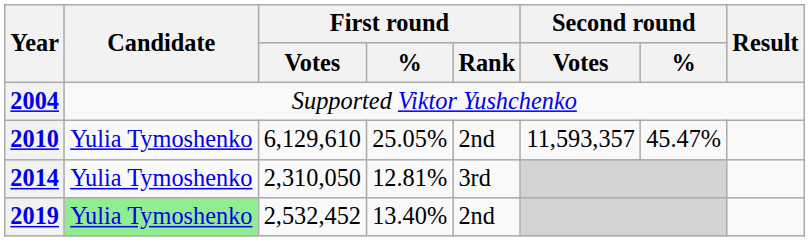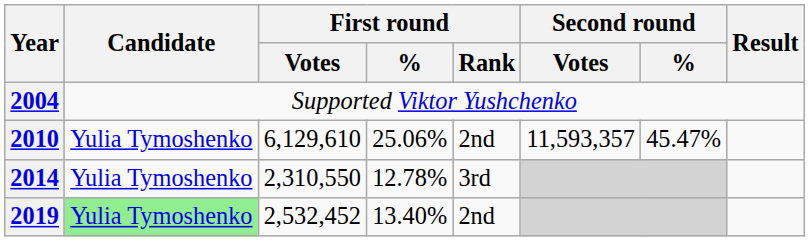(410, 139) 25.05% -> (410, 139) 25.06%
(312, 178) 2,310,050 -> (312, 178) 2,310,550
(410, 178) 12.81% -> (410, 178) 12.78%
